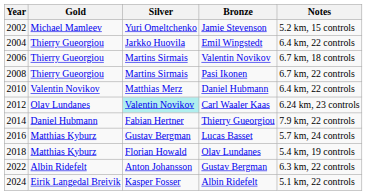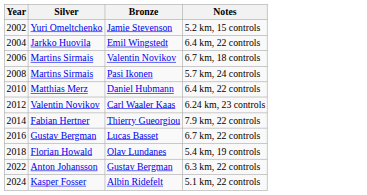- column: (76, 12)
(317, 74) 6.7 km, 22 controls -> (222, 74) 5.7 km, 24 controls
(160, 105) paleturquoise background -> (65, 105) no background
(317, 136) 5.7 km, 24 controls -> (222, 136) 6.7 km, 22 controls
